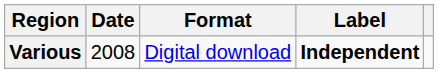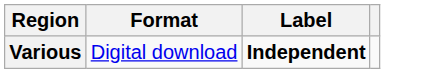- column: (113, 20)
